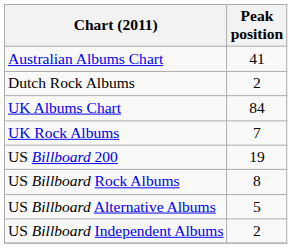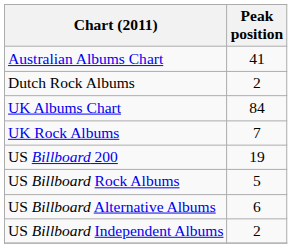(257, 181) 8 -> (257, 181) 5
(257, 206) 5 -> (257, 206) 6
